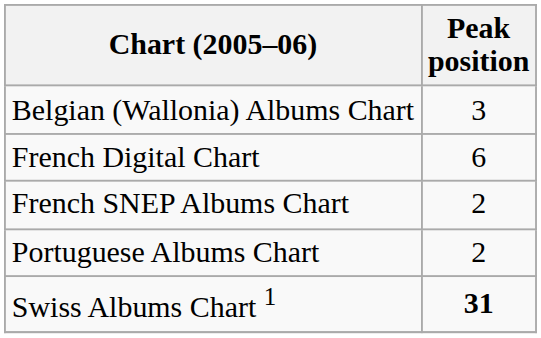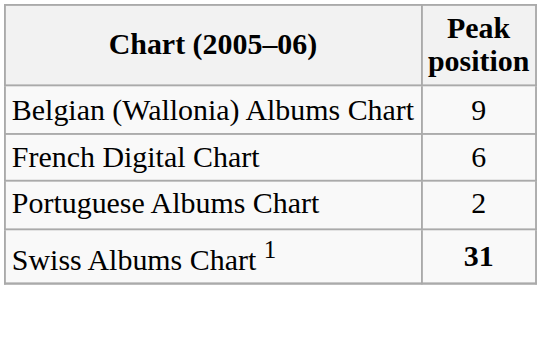(479, 109) 3 -> (479, 109) 9
- row: (180, 204)
